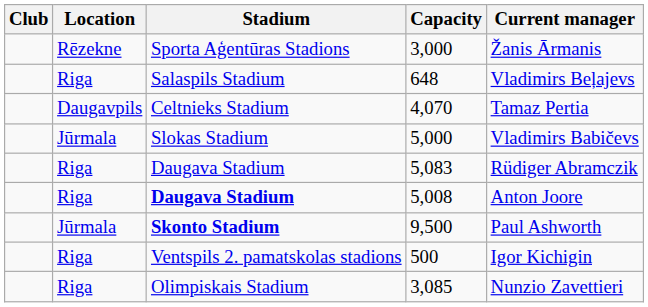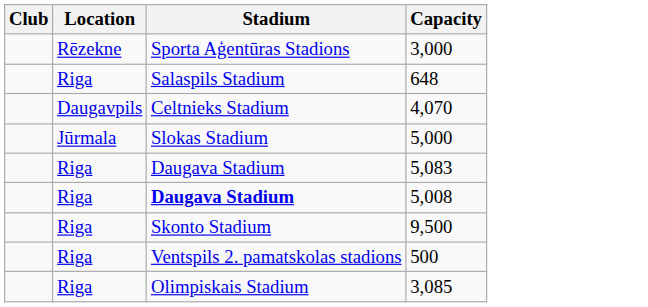- column: (565, 19)
(87, 227) Jūrmala -> (75, 227) Riga
(215, 227) bold -> (211, 227) normal
